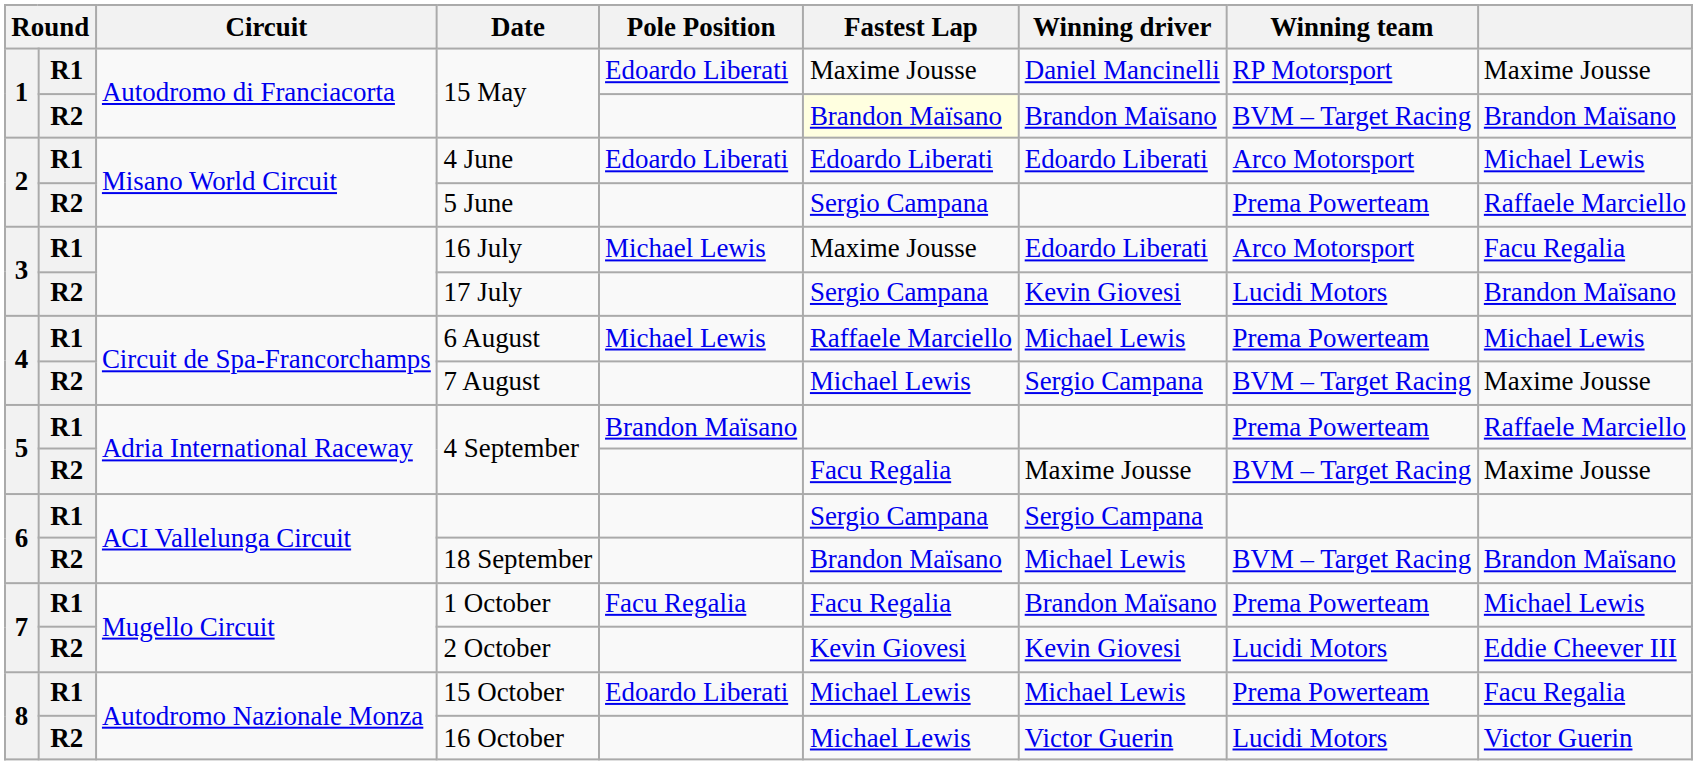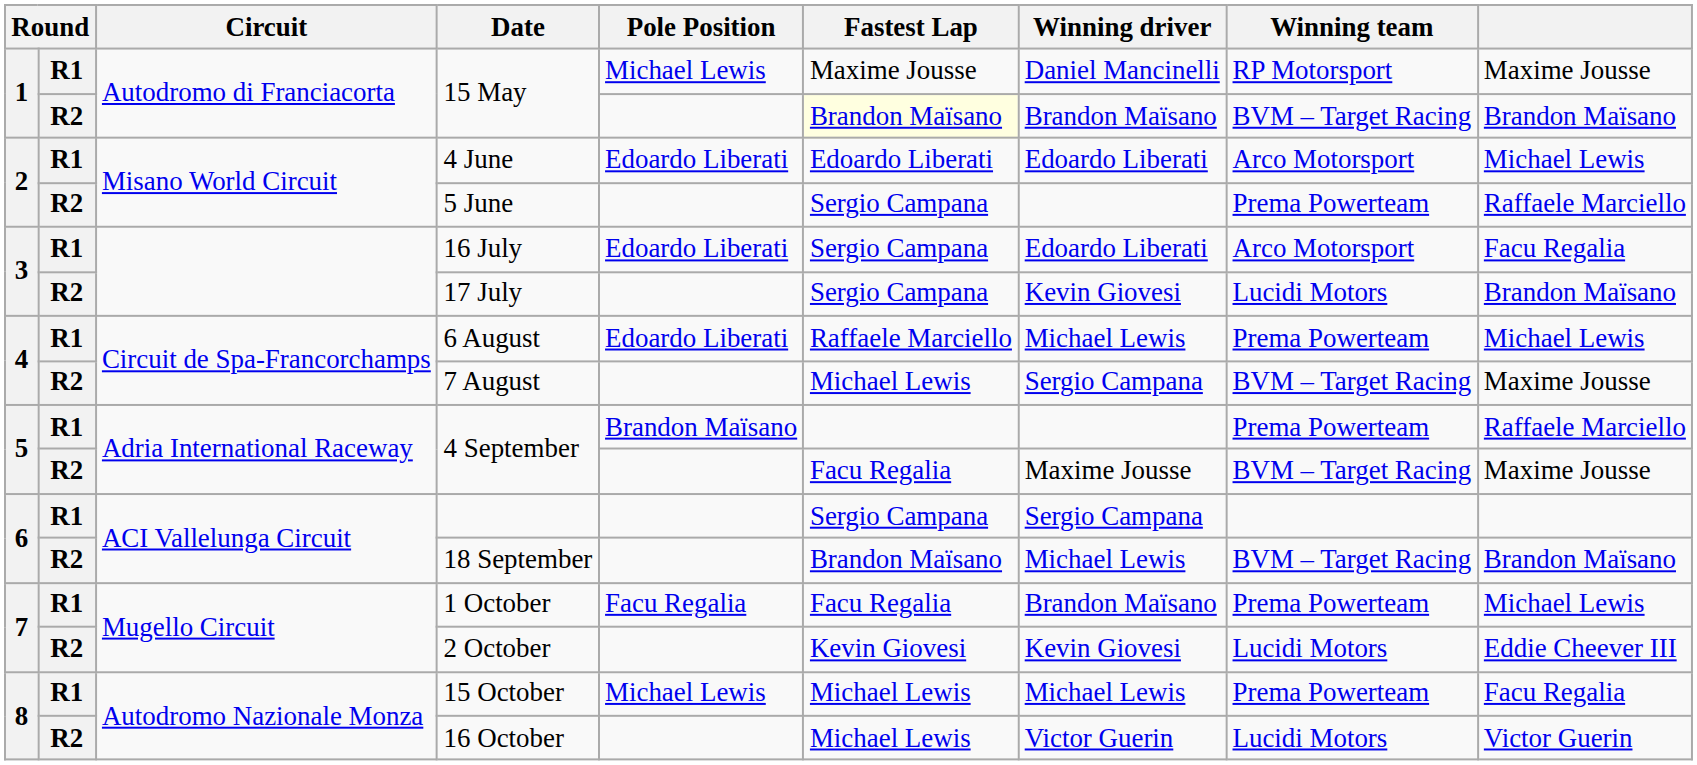(697, 70) Edoardo Liberati -> (685, 70) Michael Lewis
(685, 248) Michael Lewis -> (697, 248) Edoardo Liberati
(893, 248) Maxime Jousse -> (899, 248) Sergio Campana
(685, 337) Michael Lewis -> (697, 337) Edoardo Liberati
(697, 692) Edoardo Liberati -> (685, 692) Michael Lewis
